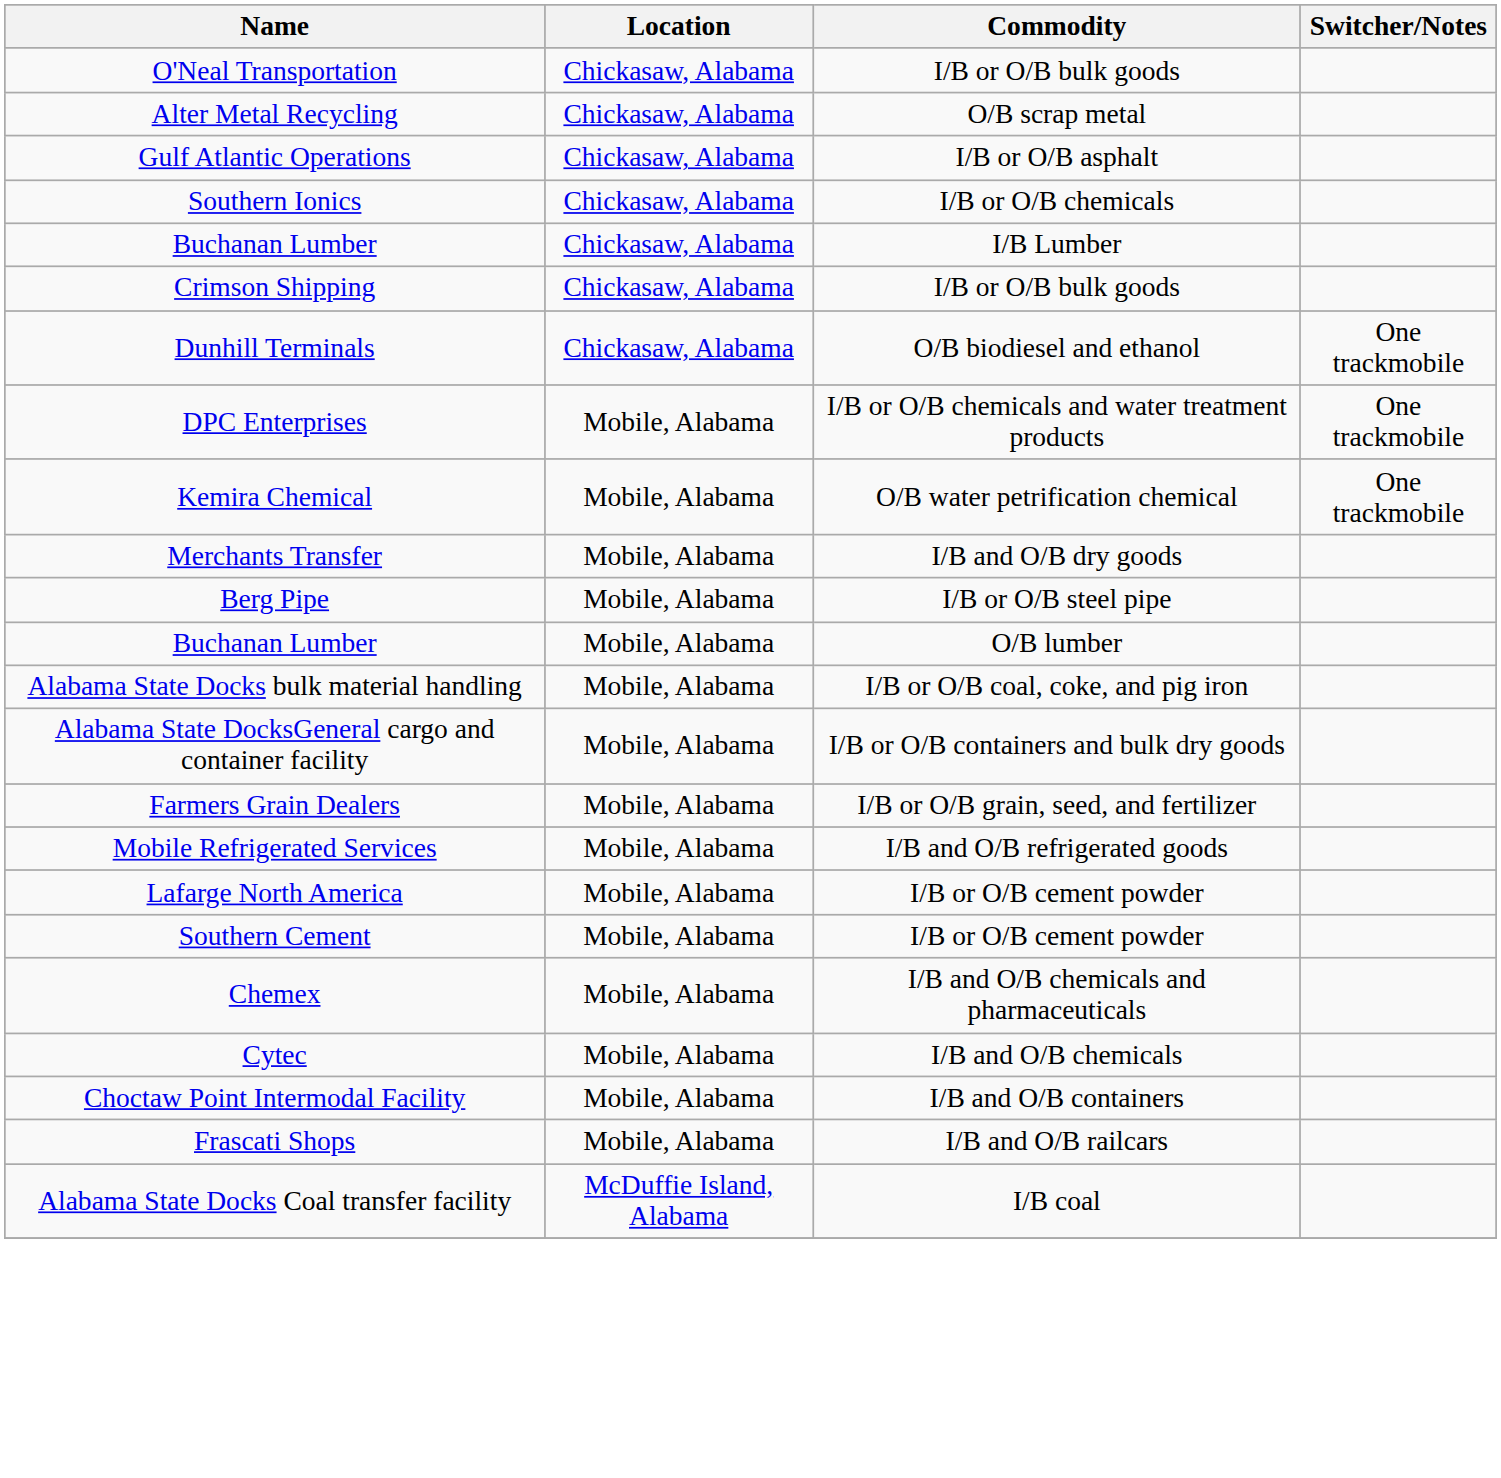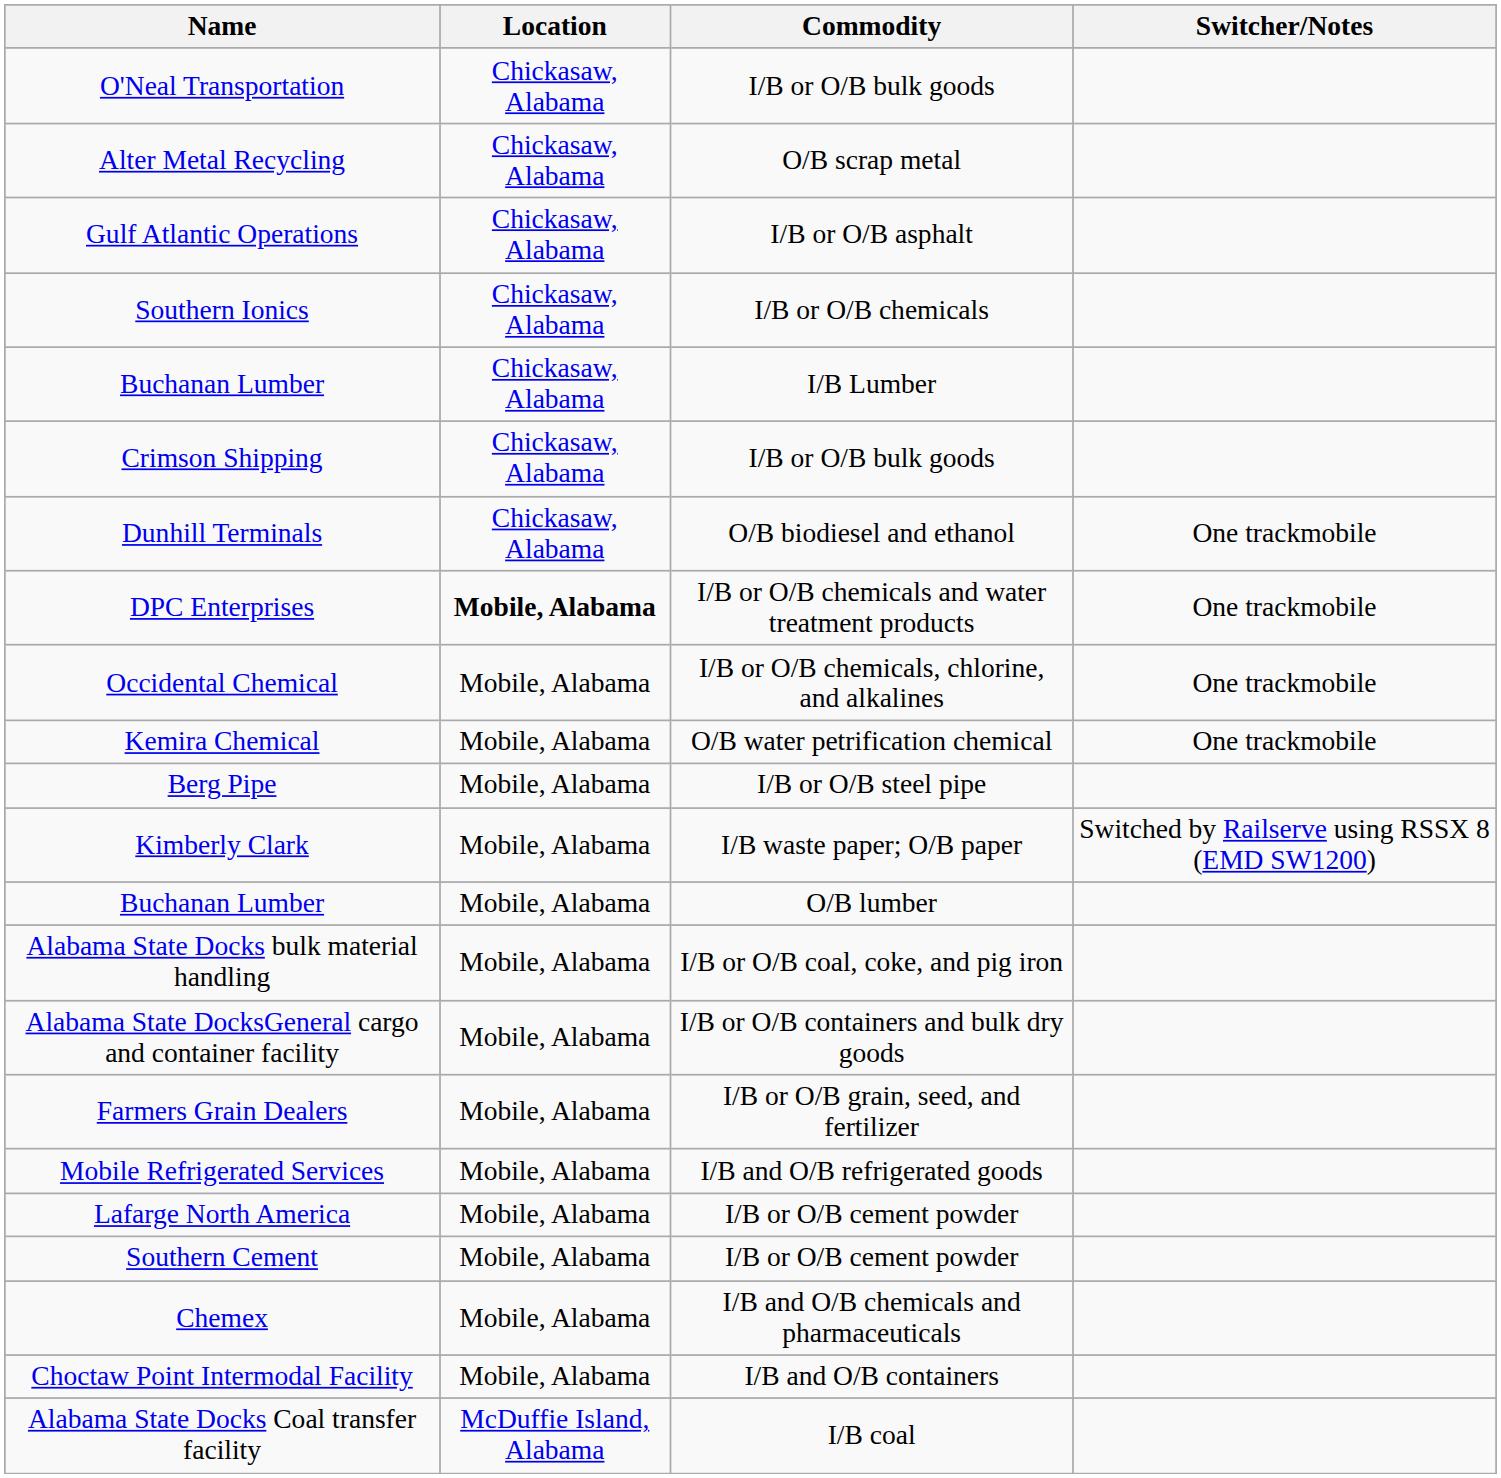(679, 421) normal -> (555, 607) bold
+ row: (222, 682)
- row: (275, 555)
+ row: (222, 844)
- row: (275, 1054)
- row: (275, 1141)
